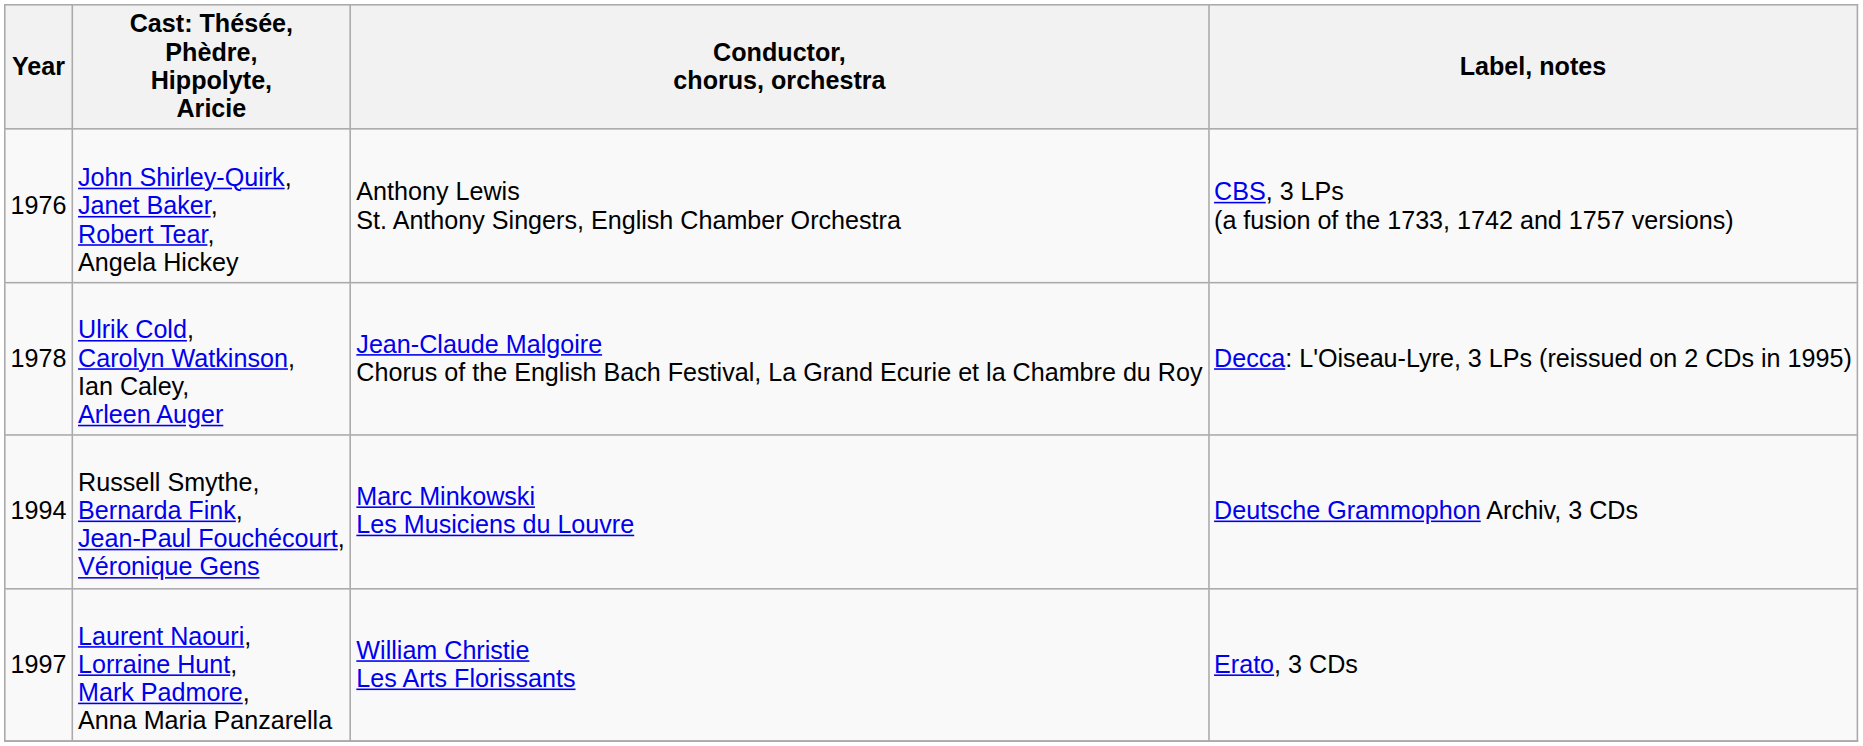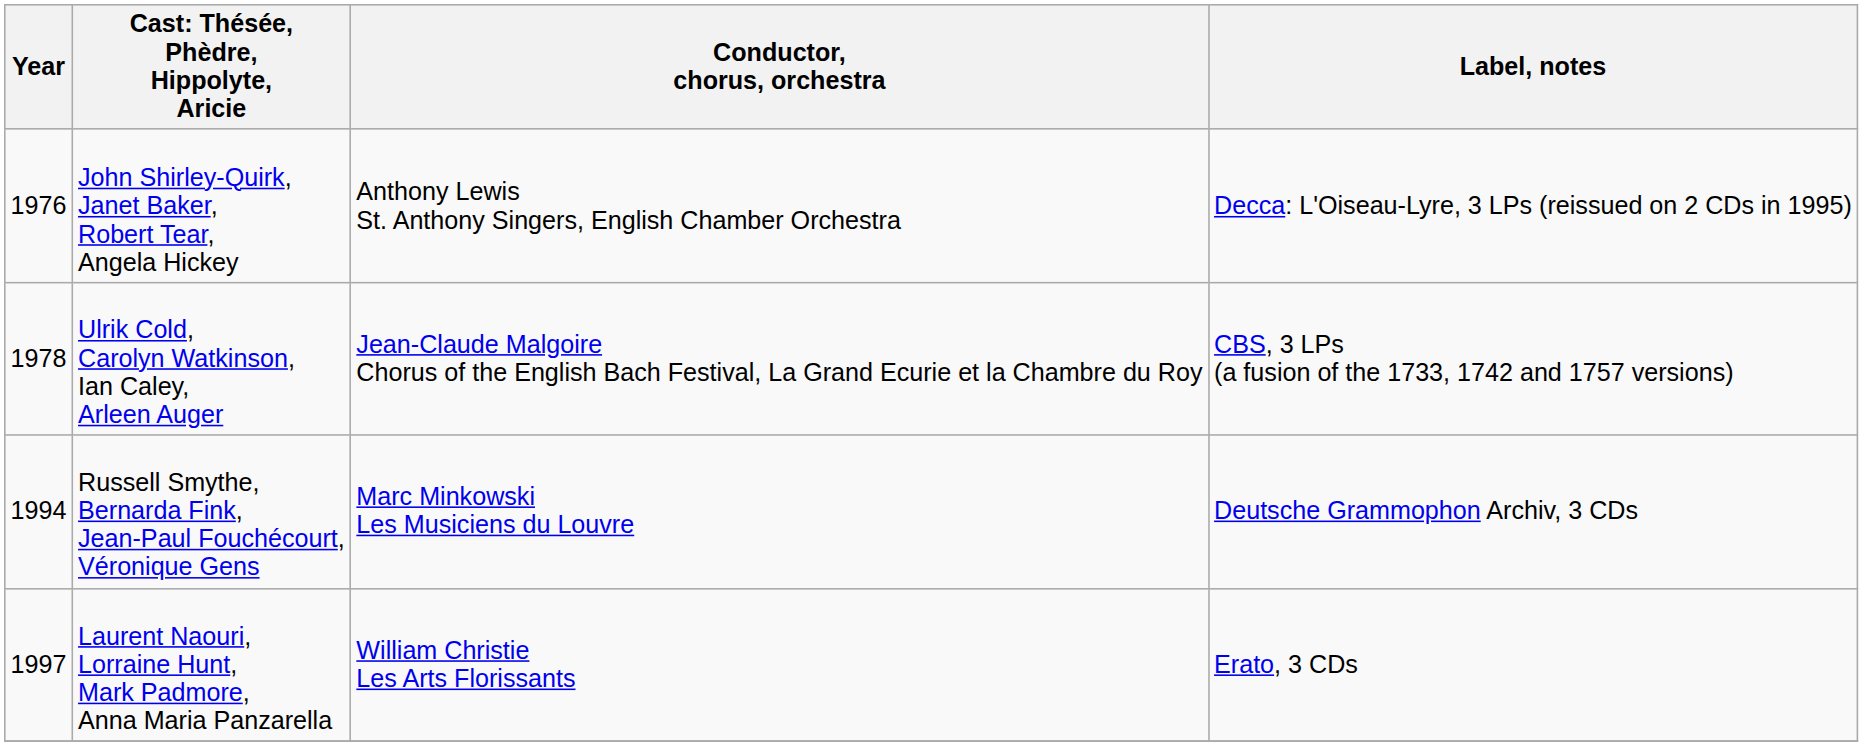(1474, 205) CBS, 3 LPs (a fusion of the 1733, 1742 and 1757 versions) -> (1533, 205) Decca: L'Oiseau-Lyre, 3 LPs (reissued on 2 CDs in 1995)
(1533, 358) Decca: L'Oiseau-Lyre, 3 LPs (reissued on 2 CDs in 1995) -> (1474, 358) CBS, 3 LPs (a fusion of the 1733, 1742 and 1757 versions)
